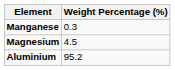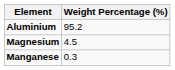rows swapped: (31, 57) <-> (33, 27)
